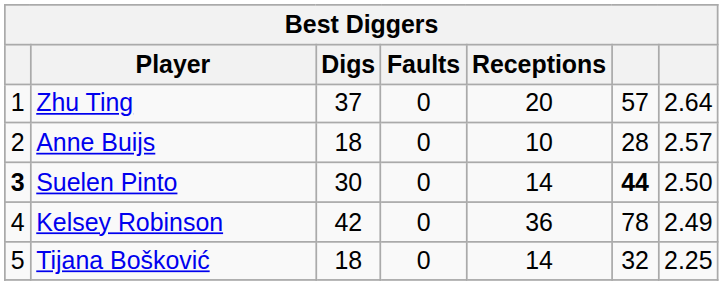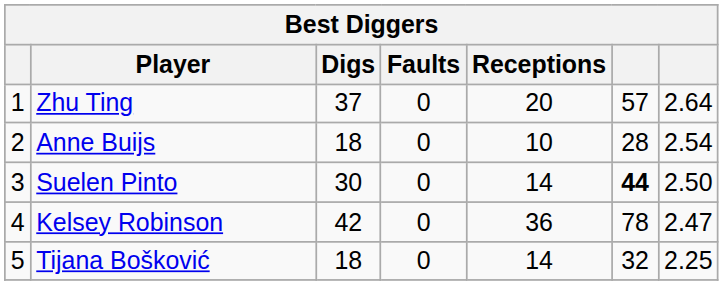(688, 143) 2.57 -> (688, 143) 2.54
(18, 182) bold -> (18, 182) normal
(688, 222) 2.49 -> (688, 222) 2.47
